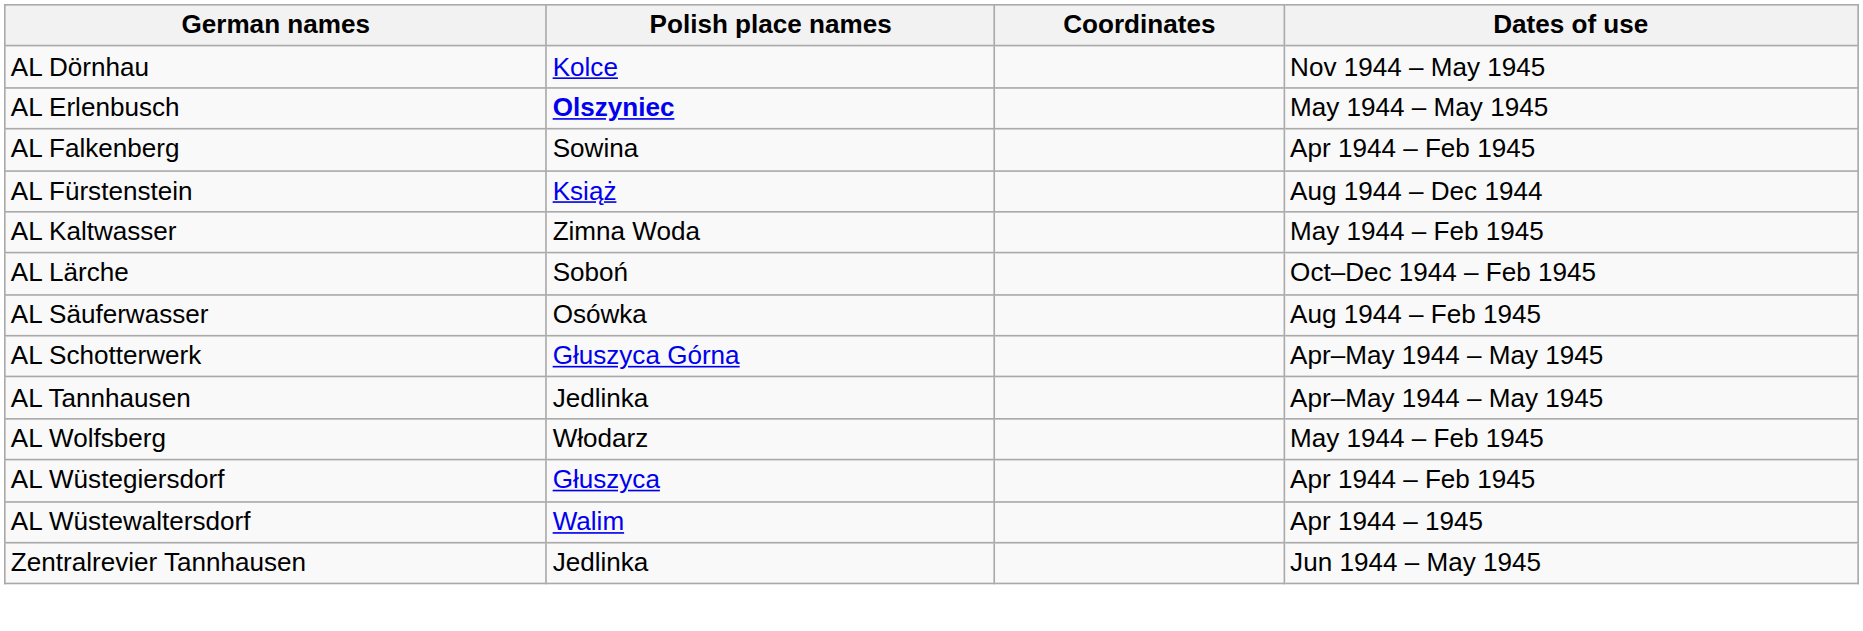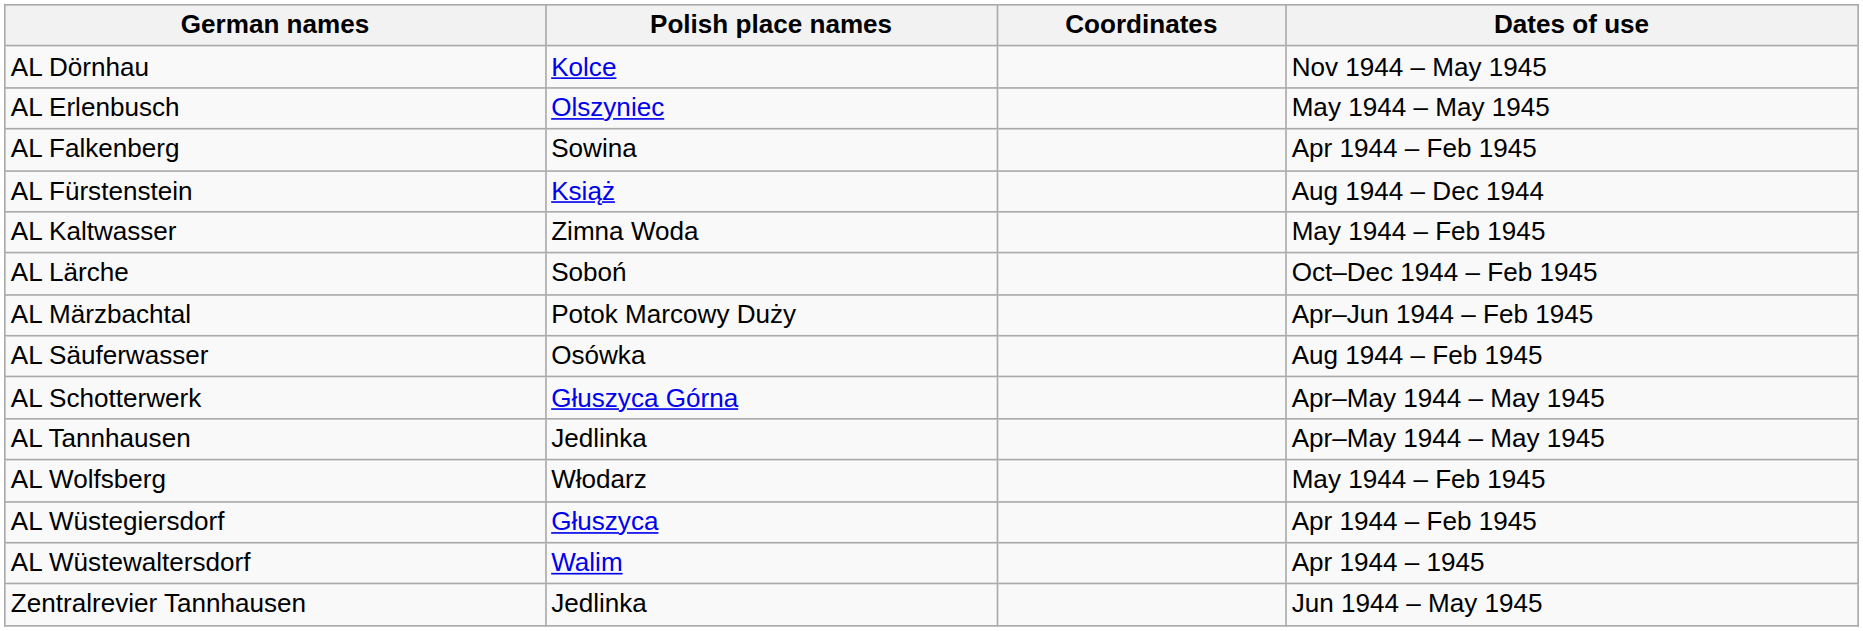(614, 107) bold -> (608, 107) normal
+ row: (101, 314)
